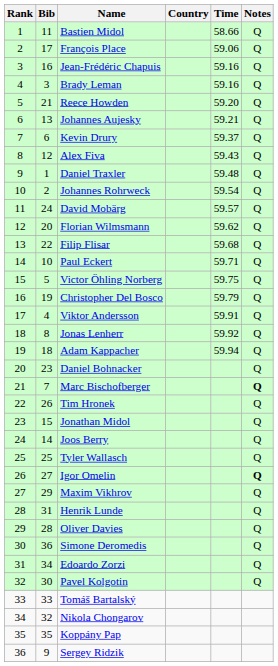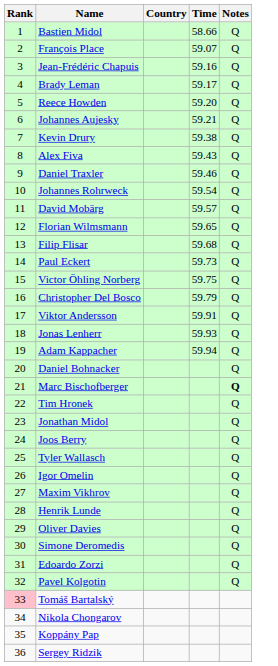- column: (47, 13)
(226, 48) 59.06 -> (204, 48) 59.07
(226, 84) 59.16 -> (204, 84) 59.17
(226, 137) 59.37 -> (204, 137) 59.38
(226, 173) 59.48 -> (204, 173) 59.46
(226, 226) 59.62 -> (204, 226) 59.65
(226, 262) 59.71 -> (204, 262) 59.73
(226, 333) 59.92 -> (204, 333) 59.93
(257, 475) bold -> (235, 475) normal
(20, 599) no background -> (20, 599) pink background
